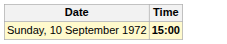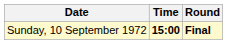+ column: (203, 13)
